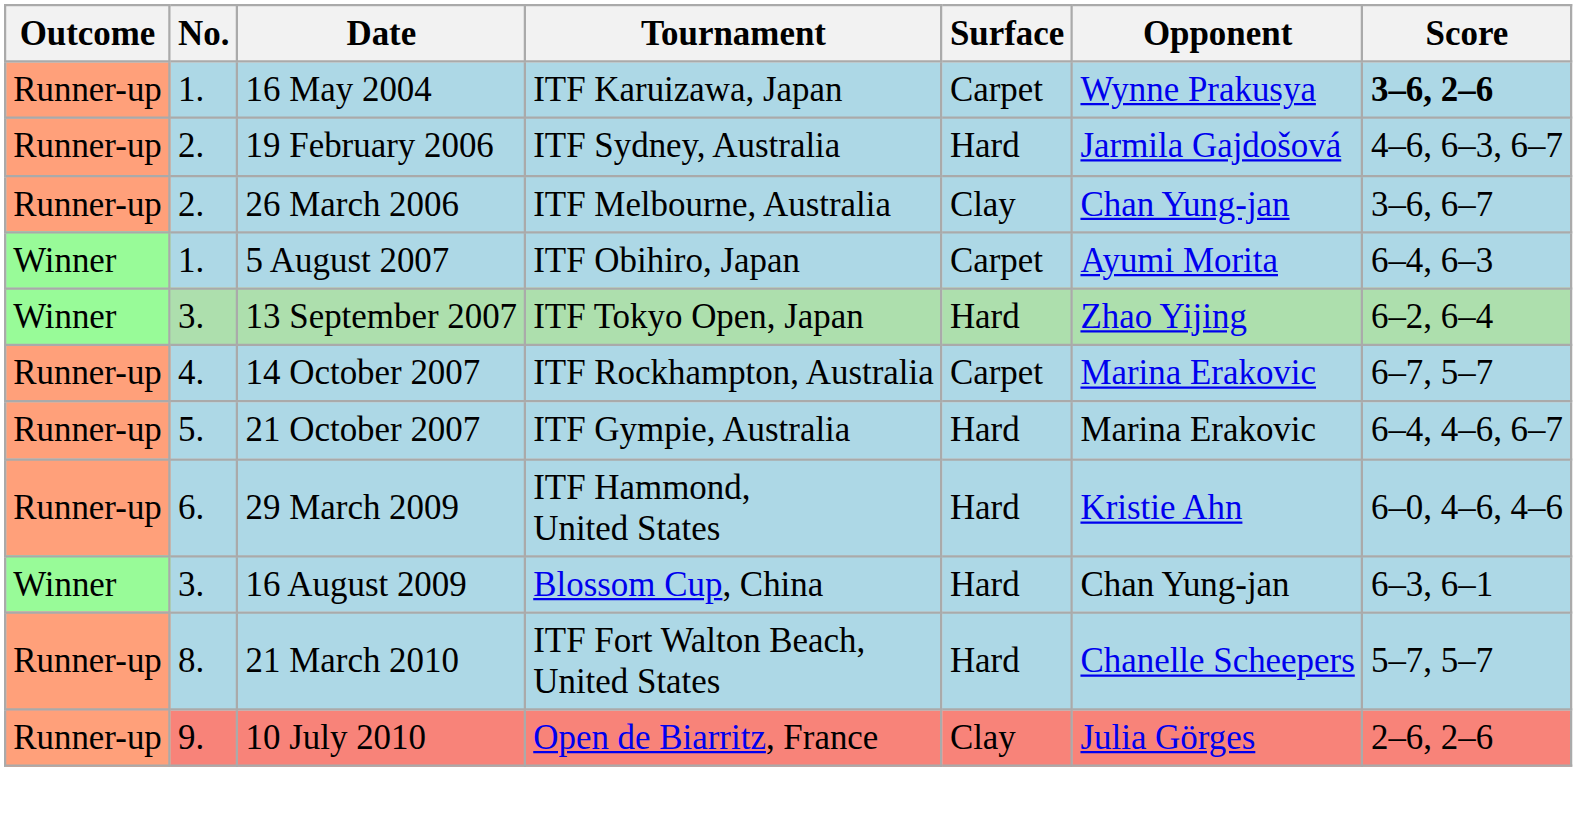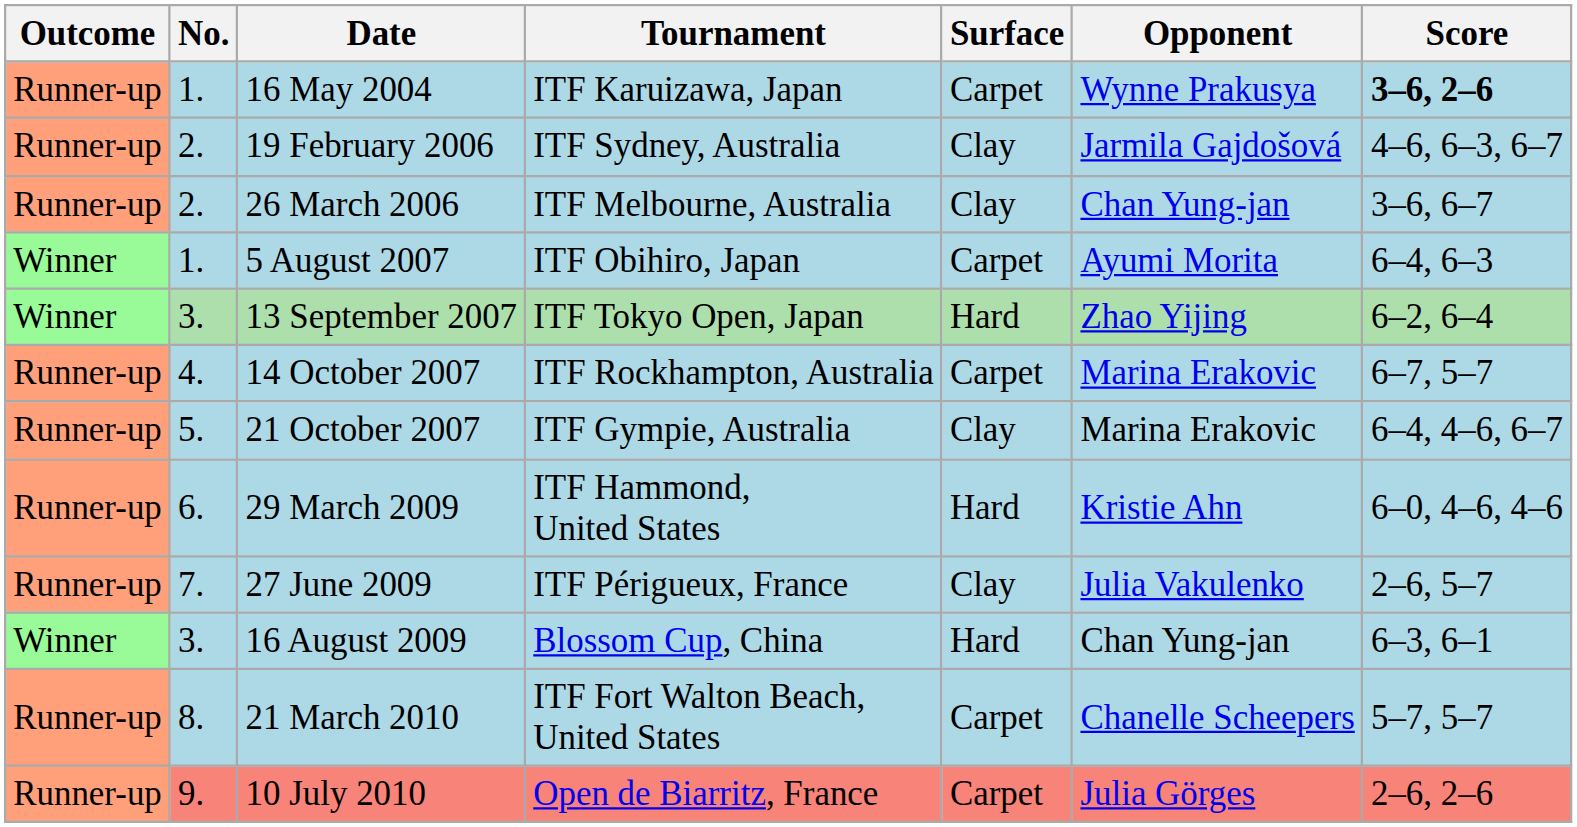(985, 145) Hard -> (983, 145) Clay
(985, 429) Hard -> (983, 429) Clay
+ row: (339, 582)
(985, 659) Hard -> (996, 716) Carpet
(983, 736) Clay -> (996, 793) Carpet
